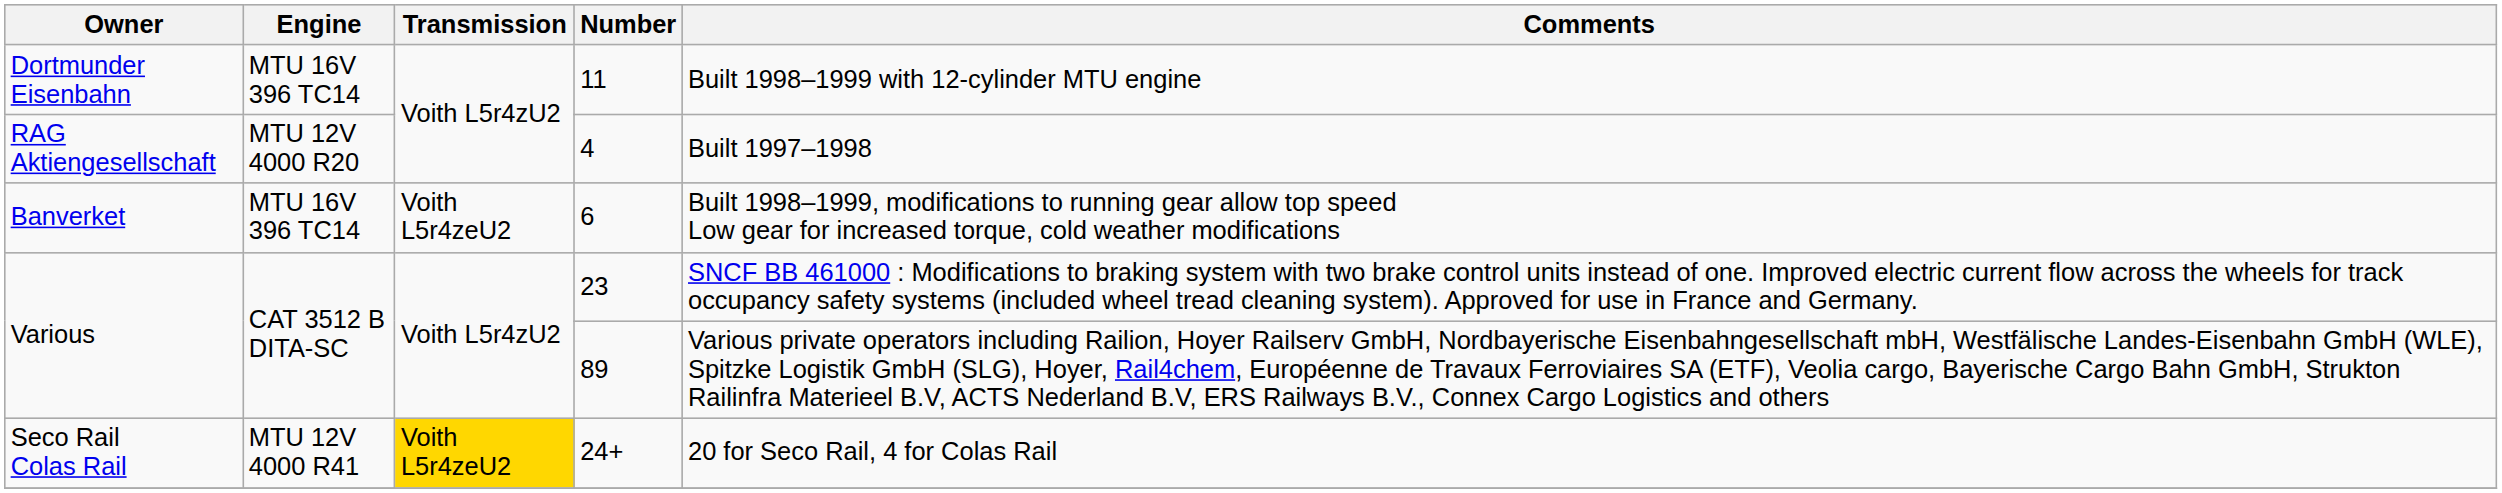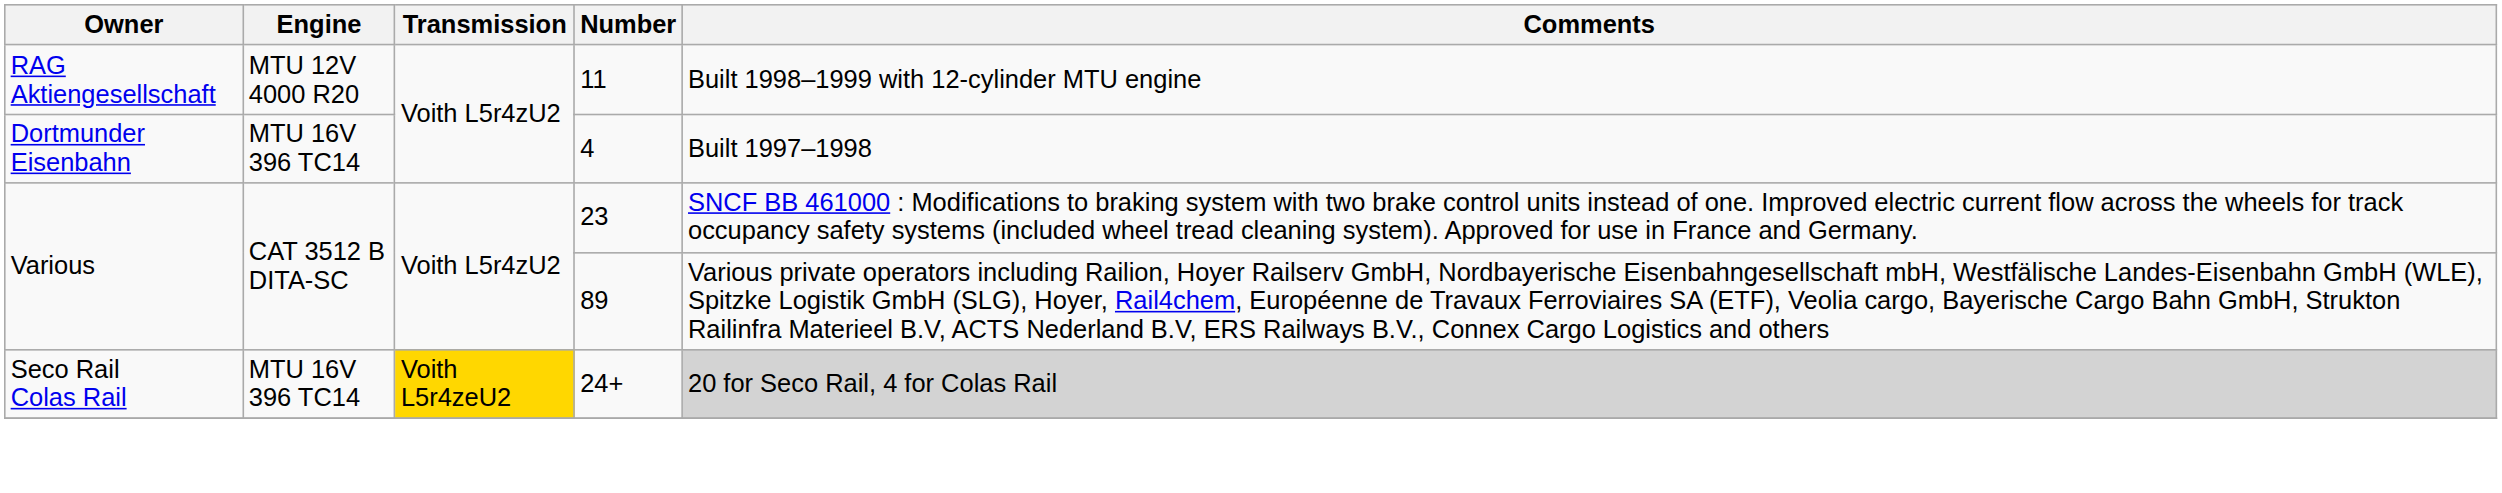(78, 79) Dortmunder Eisenbahn -> (113, 79) RAG Aktiengesellschaft
(304, 79) MTU 16V 396 TC14 -> (304, 79) MTU 12V 4000 R20
(113, 148) RAG Aktiengesellschaft -> (78, 148) Dortmunder Eisenbahn
(304, 148) MTU 12V 4000 R20 -> (304, 148) MTU 16V 396 TC14
- row: (587, 217)
(304, 452) MTU 12V 4000 R41 -> (304, 383) MTU 16V 396 TC14
(873, 452) no background -> (873, 383) lightgrey background
